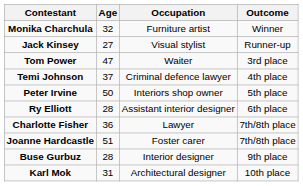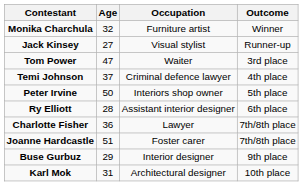(108, 157) 28 -> (108, 157) 29
